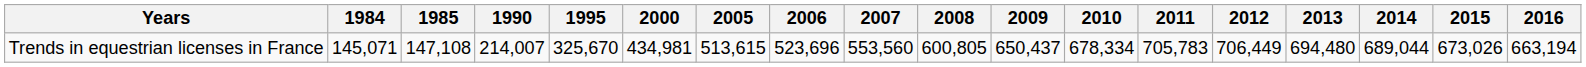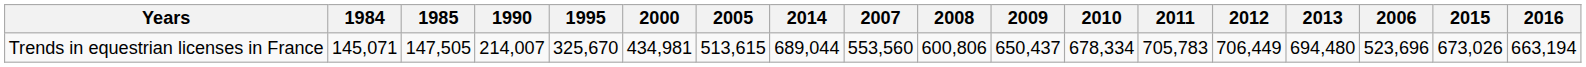columns swapped: (807, 18) <-> (1396, 18)
(438, 47) 147,108 -> (438, 47) 147,505
(954, 47) 600,805 -> (954, 47) 600,806
